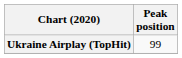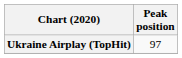(155, 44) 99 -> (155, 44) 97
